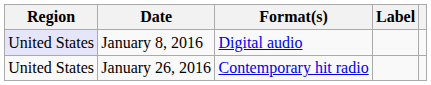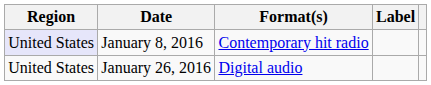(260, 42) Digital audio -> (294, 42) Contemporary hit radio
(294, 67) Contemporary hit radio -> (260, 67) Digital audio
